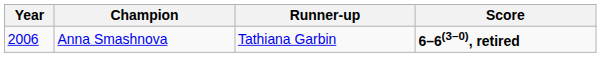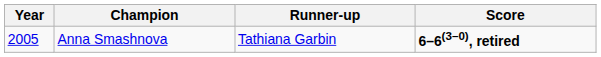(23, 39) 2006 -> (23, 39) 2005
